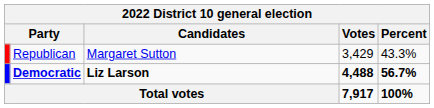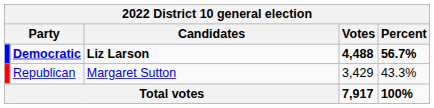rows swapped: (47, 73) <-> (44, 53)
